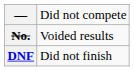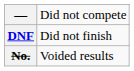rows swapped: (21, 55) <-> (21, 35)
